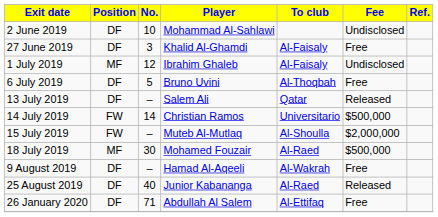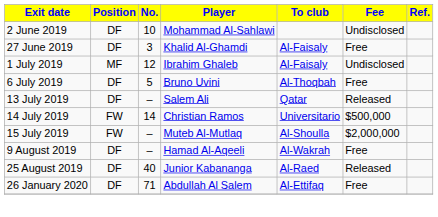- row: (38, 151)
